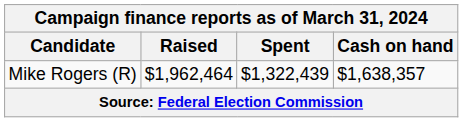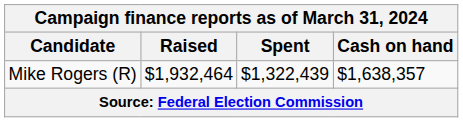(189, 74) $1,962,464 -> (189, 74) $1,932,464
